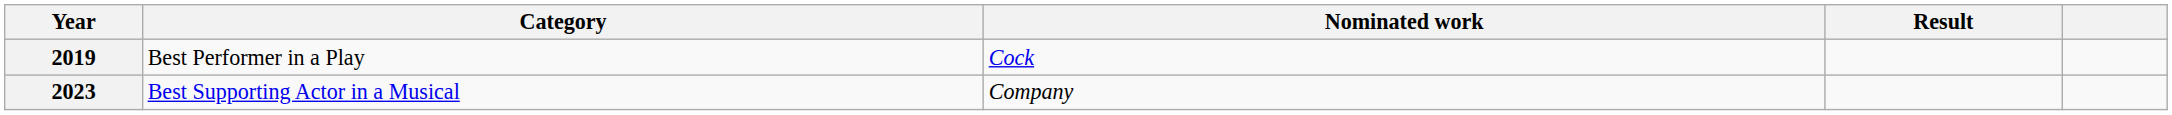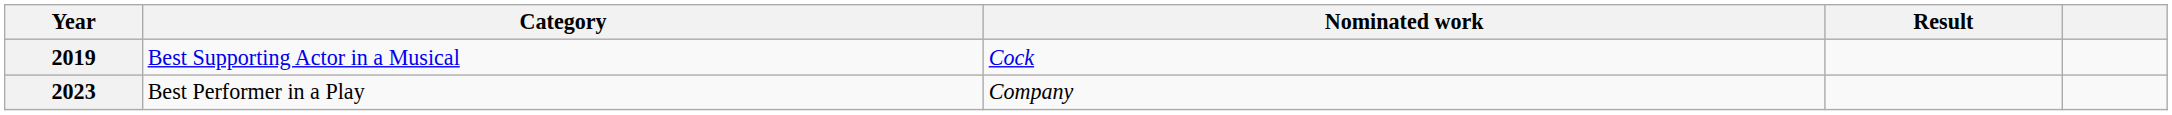(256, 57) Best Performer in a Play -> (304, 57) Best Supporting Actor in a Musical
(304, 92) Best Supporting Actor in a Musical -> (256, 92) Best Performer in a Play
